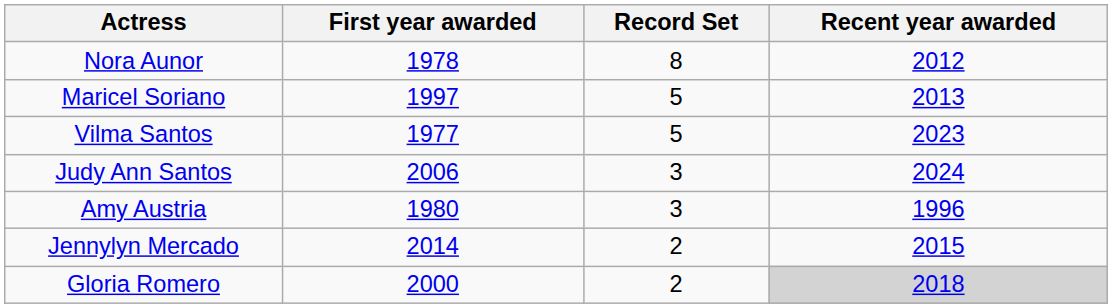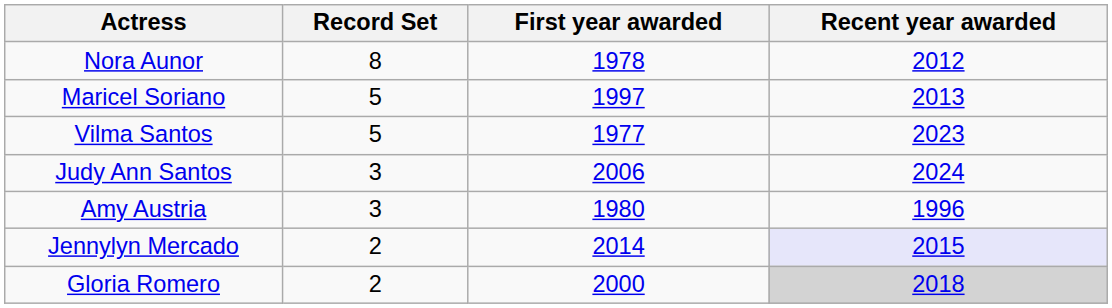columns swapped: (676, 23) <-> (433, 23)
(938, 246) no background -> (938, 246) lavender background
